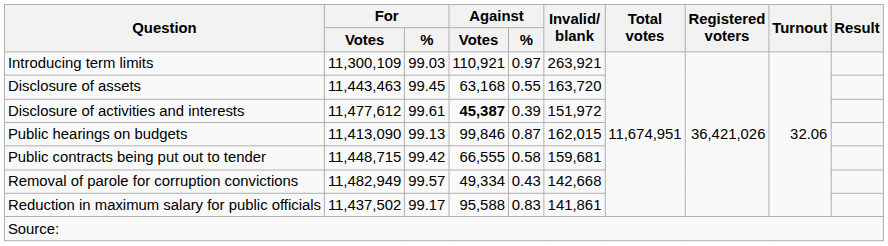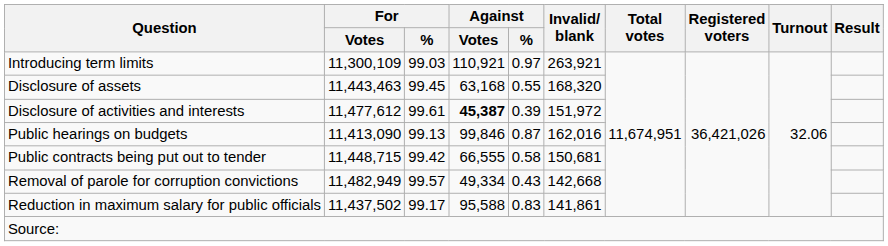(575, 87) 163,720 -> (575, 87) 168,320
(575, 134) 162,015 -> (575, 134) 162,016
(575, 157) 159,681 -> (575, 157) 150,681
